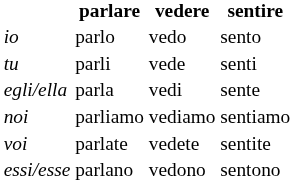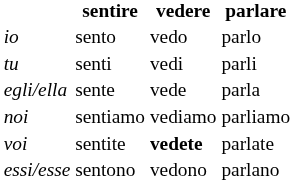columns swapped: (110, 10) <-> (255, 10)
(167, 63) vede -> (167, 63) vedi
(165, 90) vedi -> (168, 90) vede
(174, 143) normal -> (176, 143) bold
